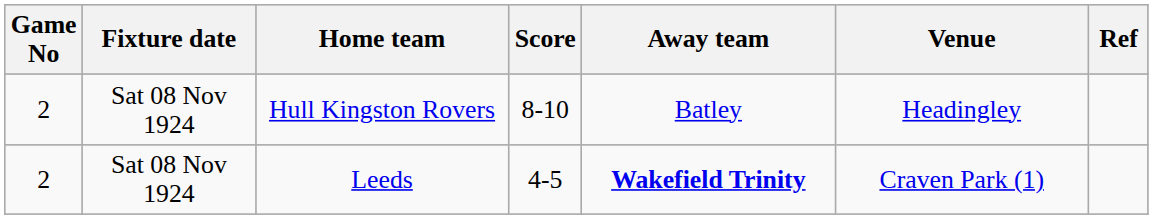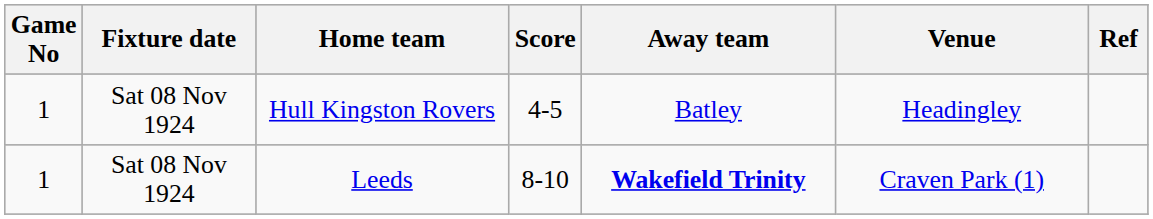(44, 109) 2 -> (44, 109) 1
(545, 109) 8-10 -> (545, 109) 4-5
(44, 179) 2 -> (44, 179) 1
(545, 179) 4-5 -> (545, 179) 8-10
